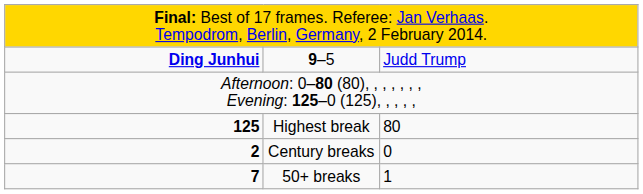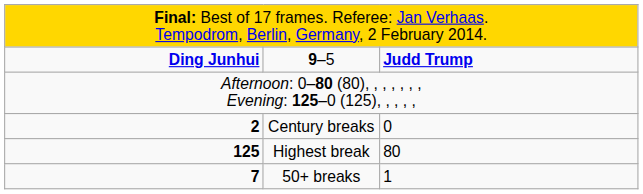(425, 60) normal -> (428, 60) bold
rows swapped: (321, 127) <-> (321, 151)
